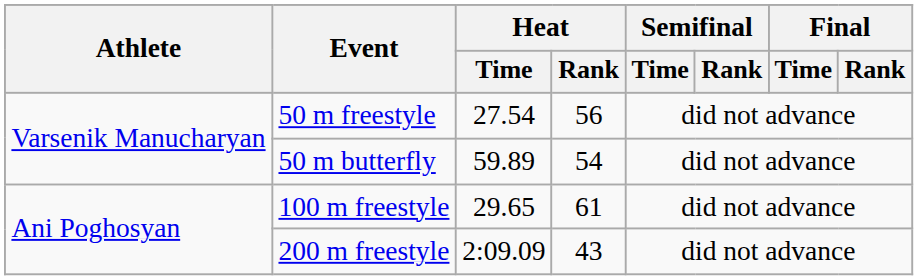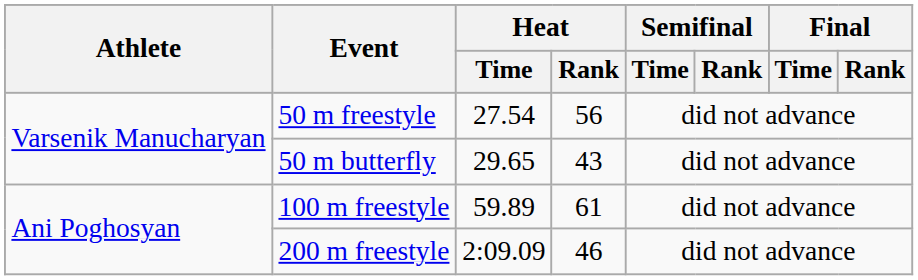(504, 161) 59.89 -> (504, 161) 29.65
(589, 161) 54 -> (589, 161) 43
(504, 206) 29.65 -> (504, 206) 59.89
(589, 251) 43 -> (589, 251) 46
